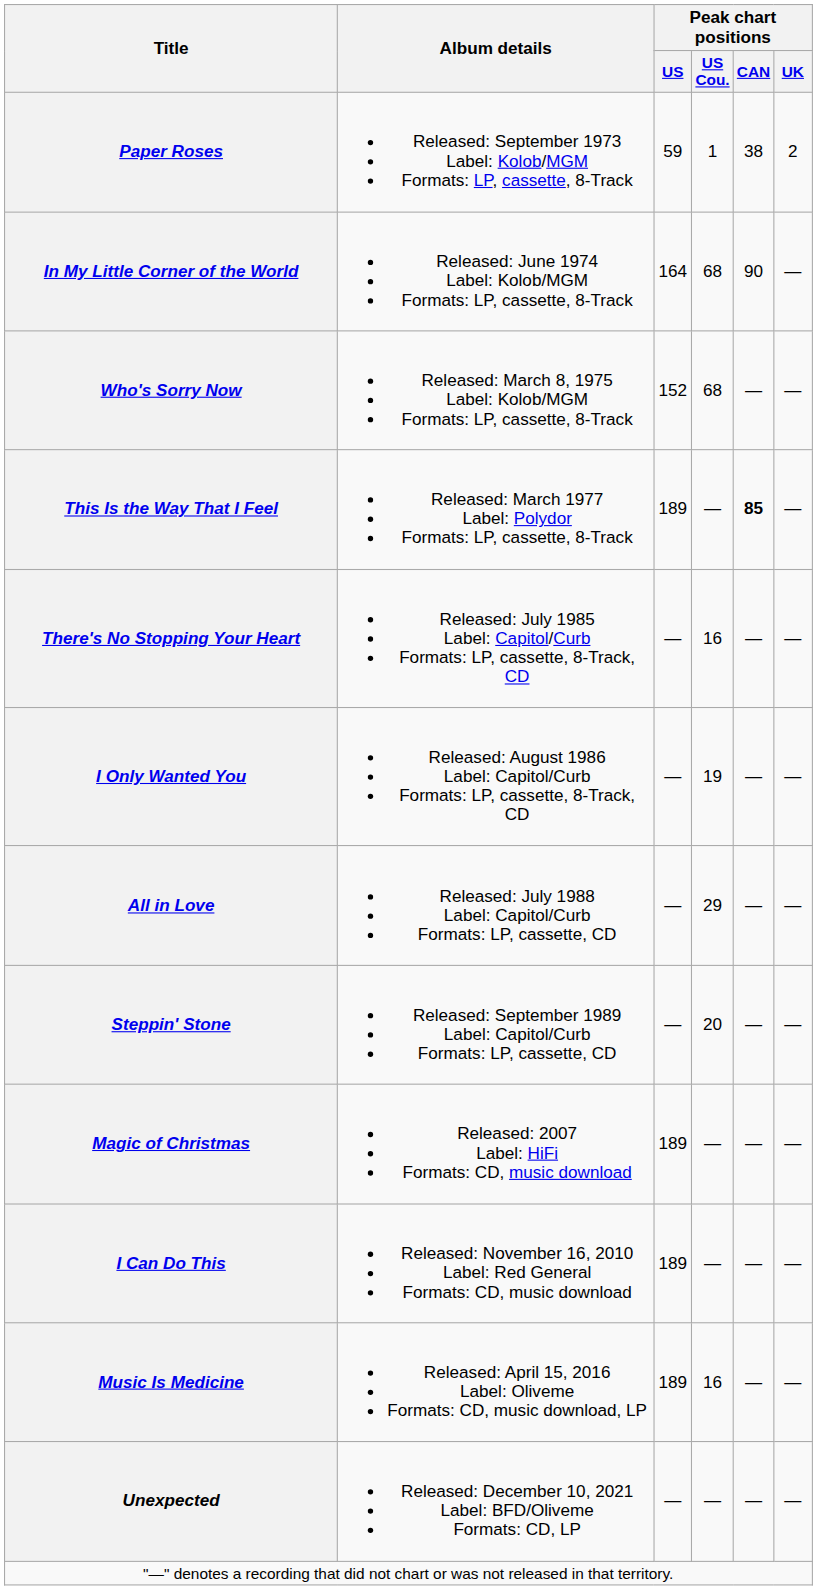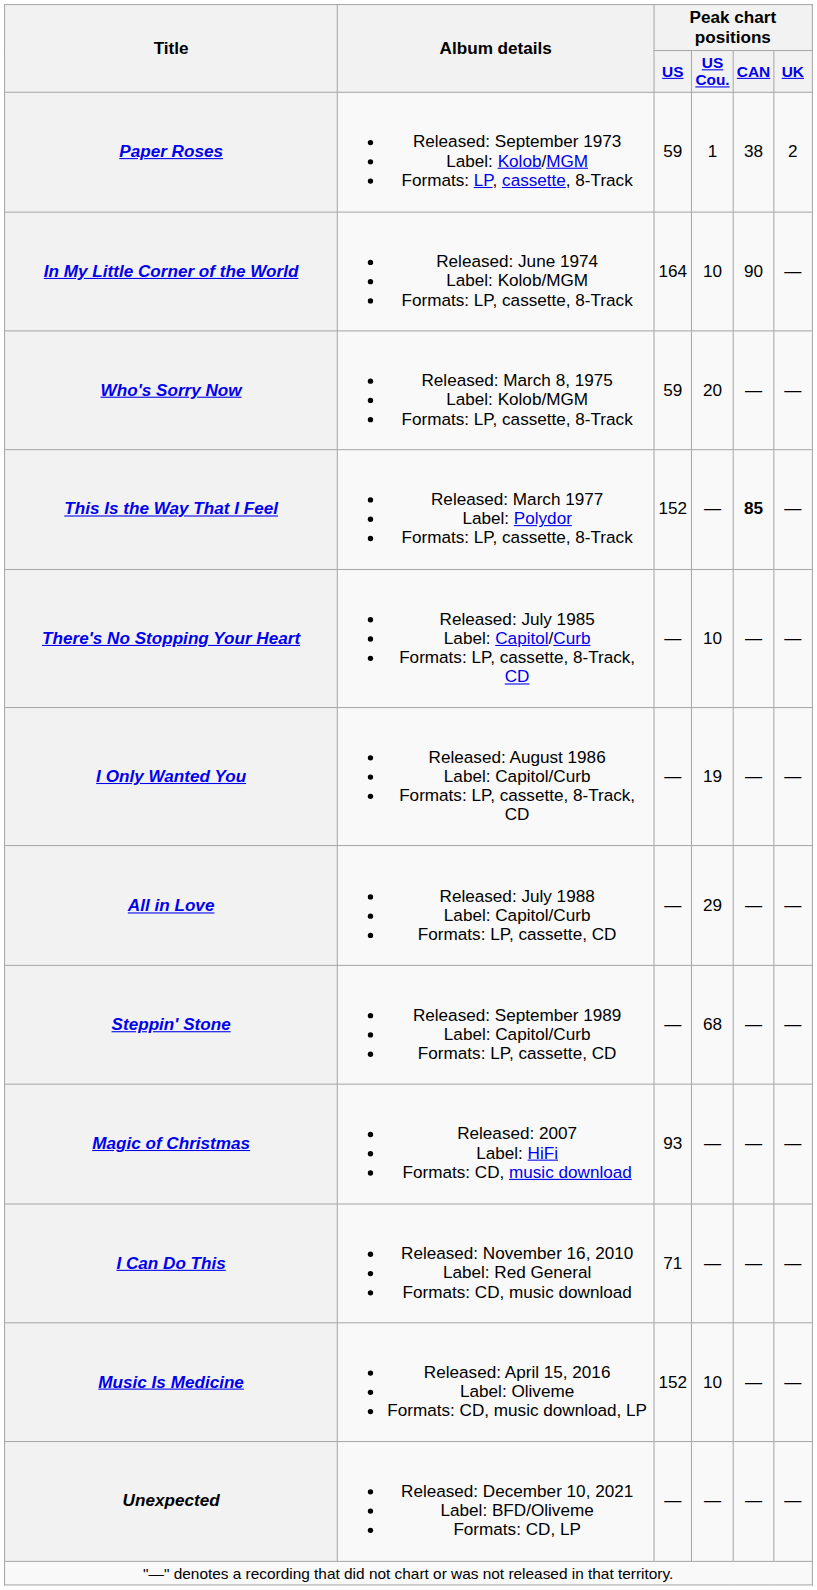(713, 271) 68 -> (713, 271) 10
(673, 390) 152 -> (673, 390) 59
(713, 390) 68 -> (713, 390) 20
(673, 509) 189 -> (673, 509) 152
(713, 638) 16 -> (713, 638) 10
(713, 1024) 20 -> (713, 1024) 68
(673, 1143) 189 -> (673, 1143) 93
(673, 1263) 189 -> (673, 1263) 71
(673, 1382) 189 -> (673, 1382) 152
(713, 1382) 16 -> (713, 1382) 10
